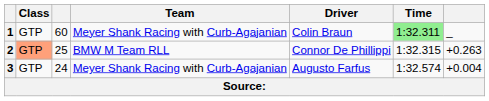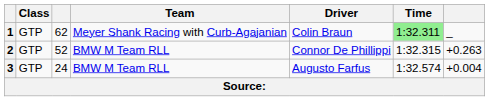(61, 31) 60 -> (61, 31) 62
(31, 50) lightsalmon background -> (31, 50) no background
(61, 50) 25 -> (61, 50) 52
(180, 68) Meyer Shank Racing with Curb-Agajanian -> (121, 68) BMW M Team RLL
